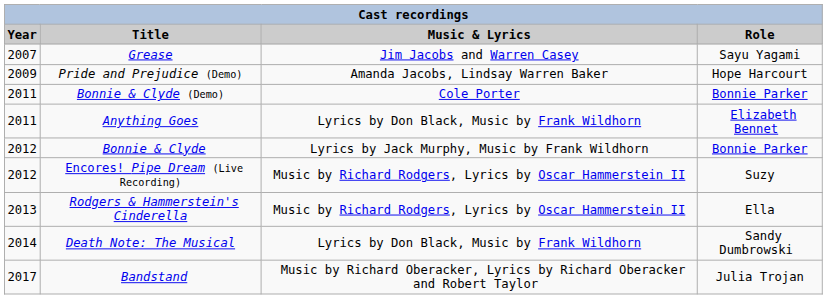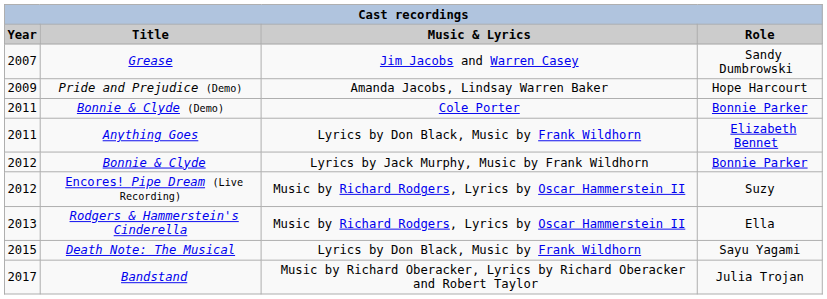(760, 54) Sayu Yagami -> (760, 61) Sandy Dumbrowski
(22, 243) 2014 -> (22, 250) 2015
(760, 243) Sandy Dumbrowski -> (760, 250) Sayu Yagami
